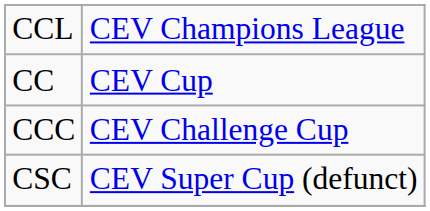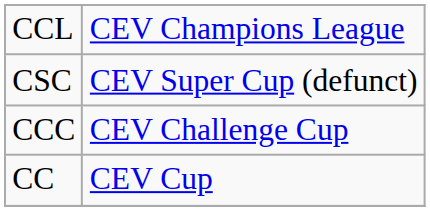rows swapped: (33, 79) <-> (42, 179)
